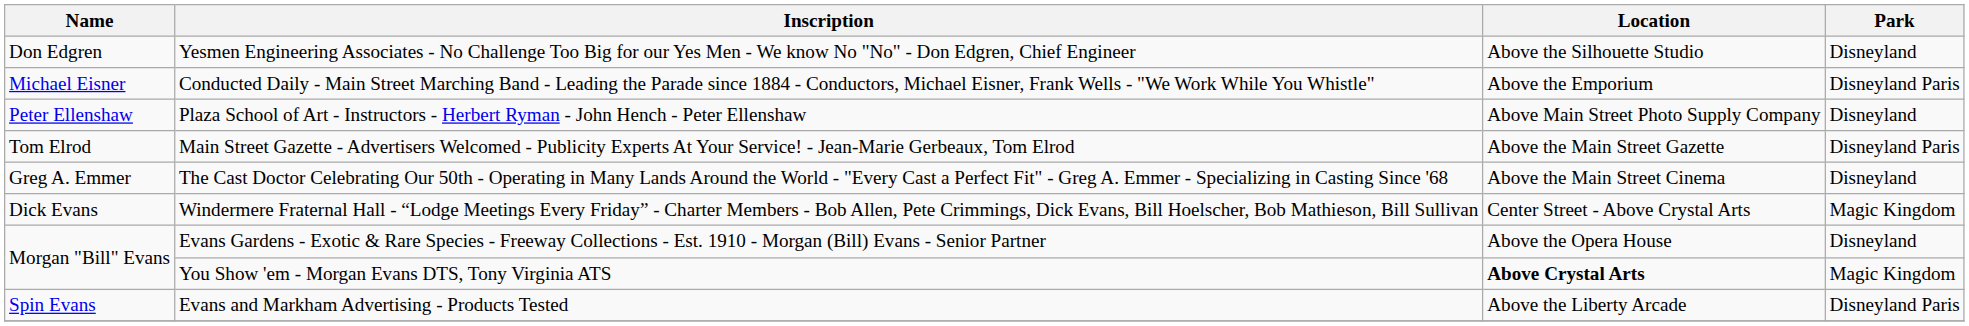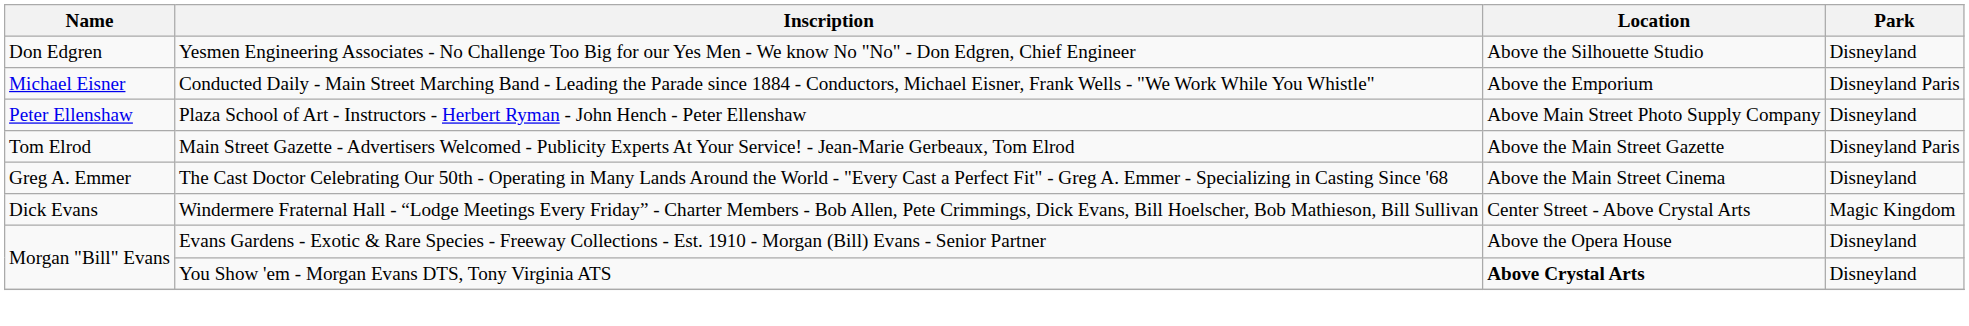(1892, 273) Magic Kingdom -> (1873, 273) Disneyland
- row: (374, 304)
